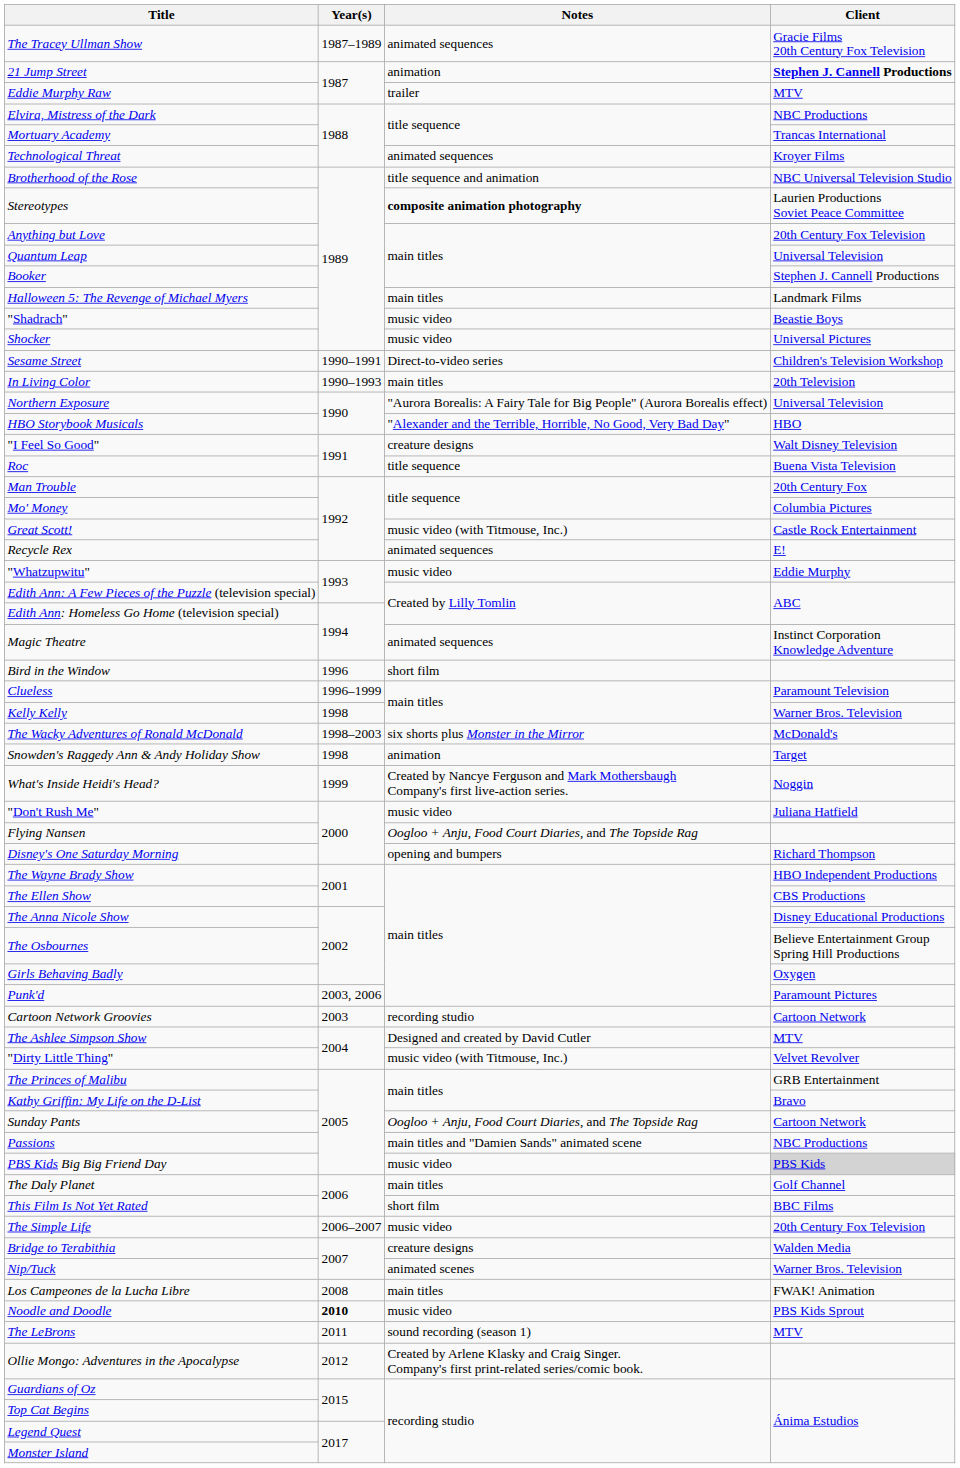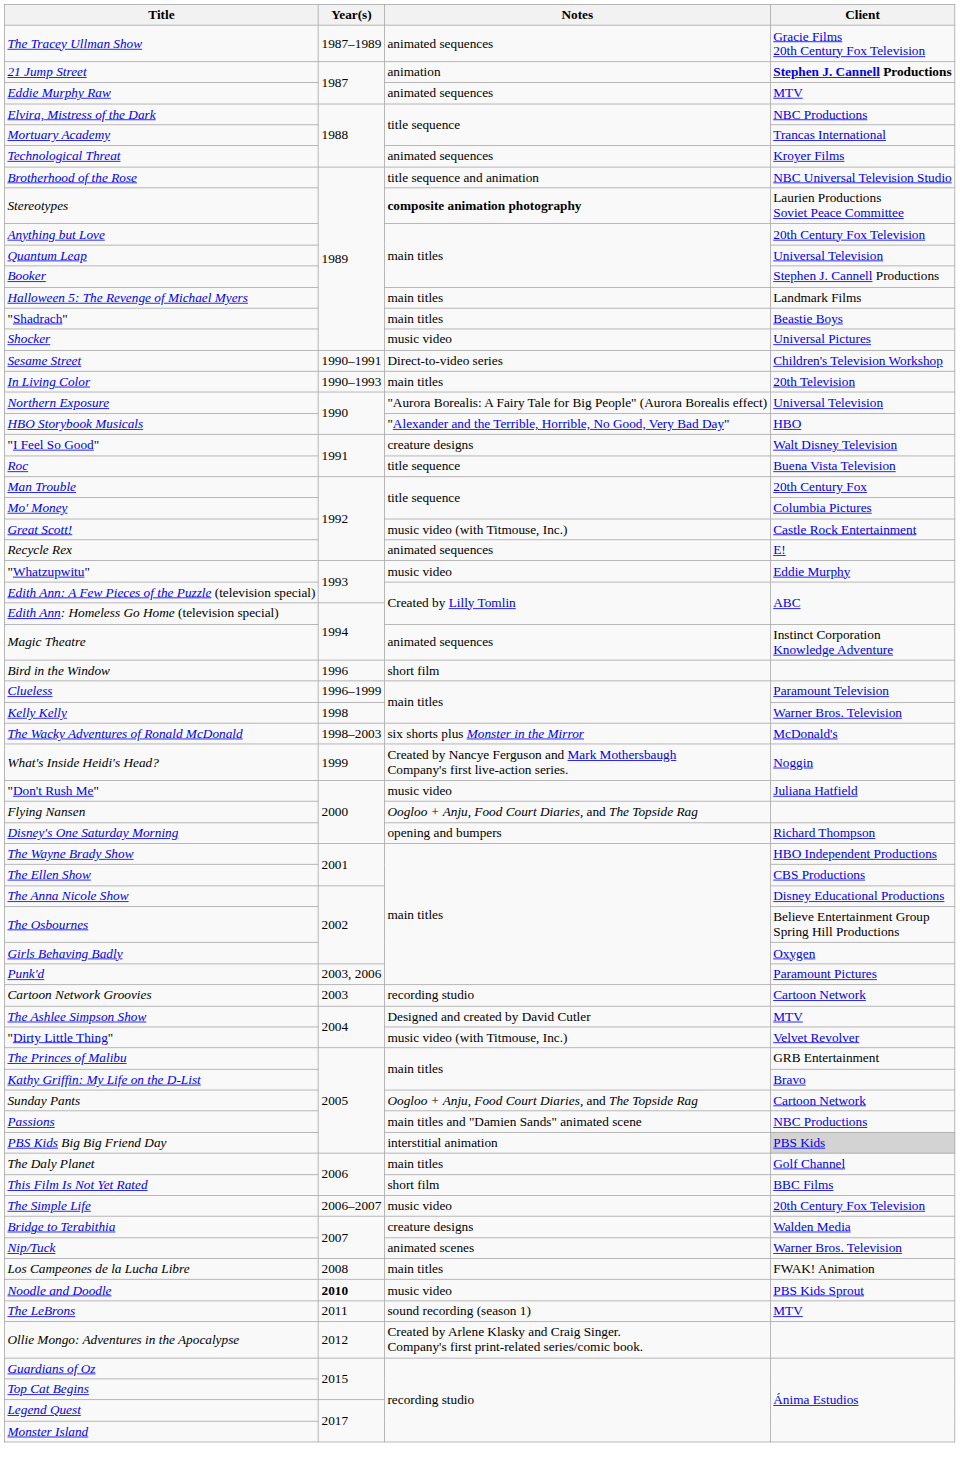(403, 93) trailer -> (440, 93) animated sequences
(420, 318) music video -> (415, 318) main titles
- row: (134, 754)
(420, 1163) music video -> (443, 1142) interstitial animation
